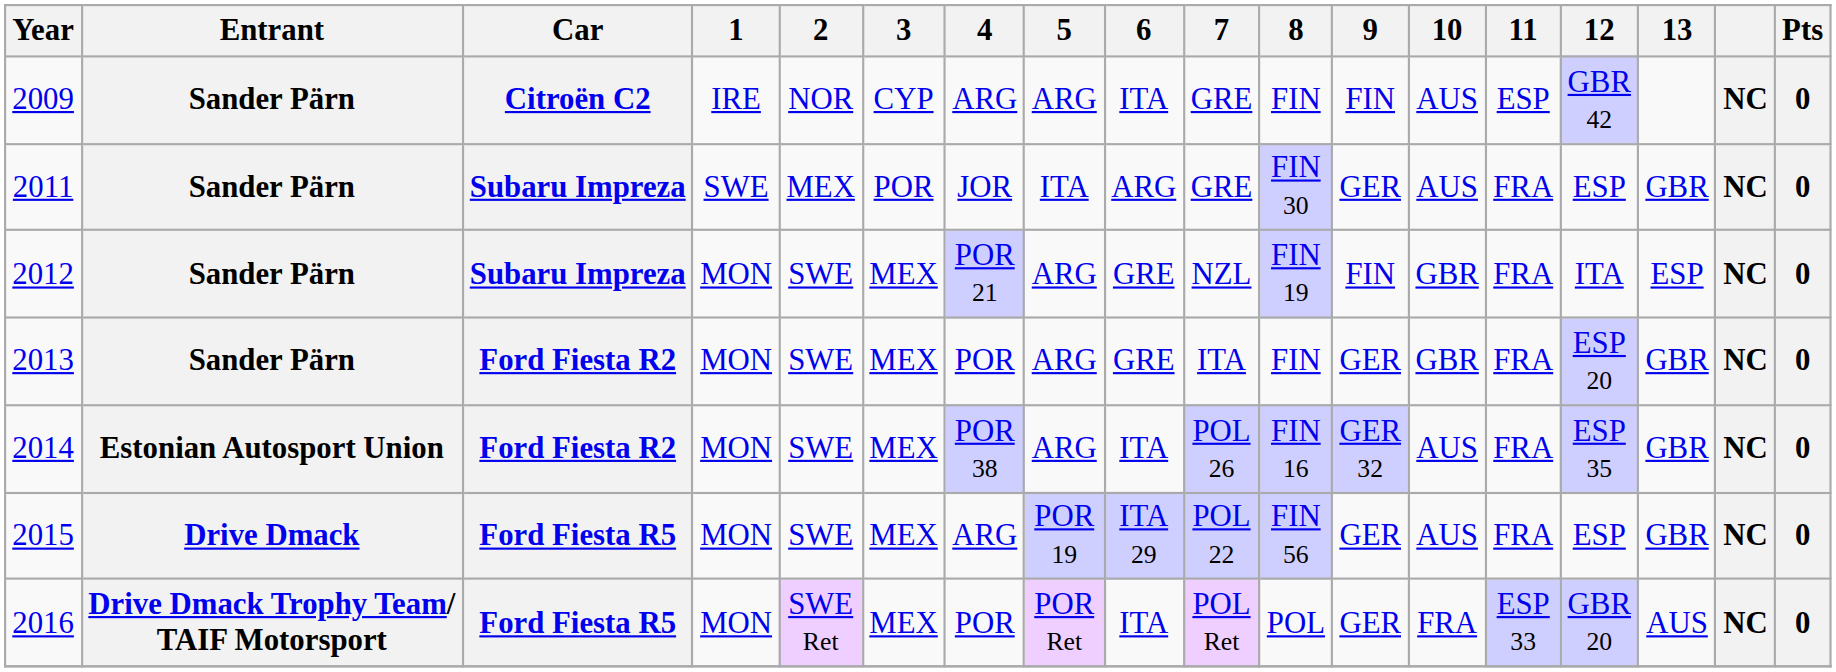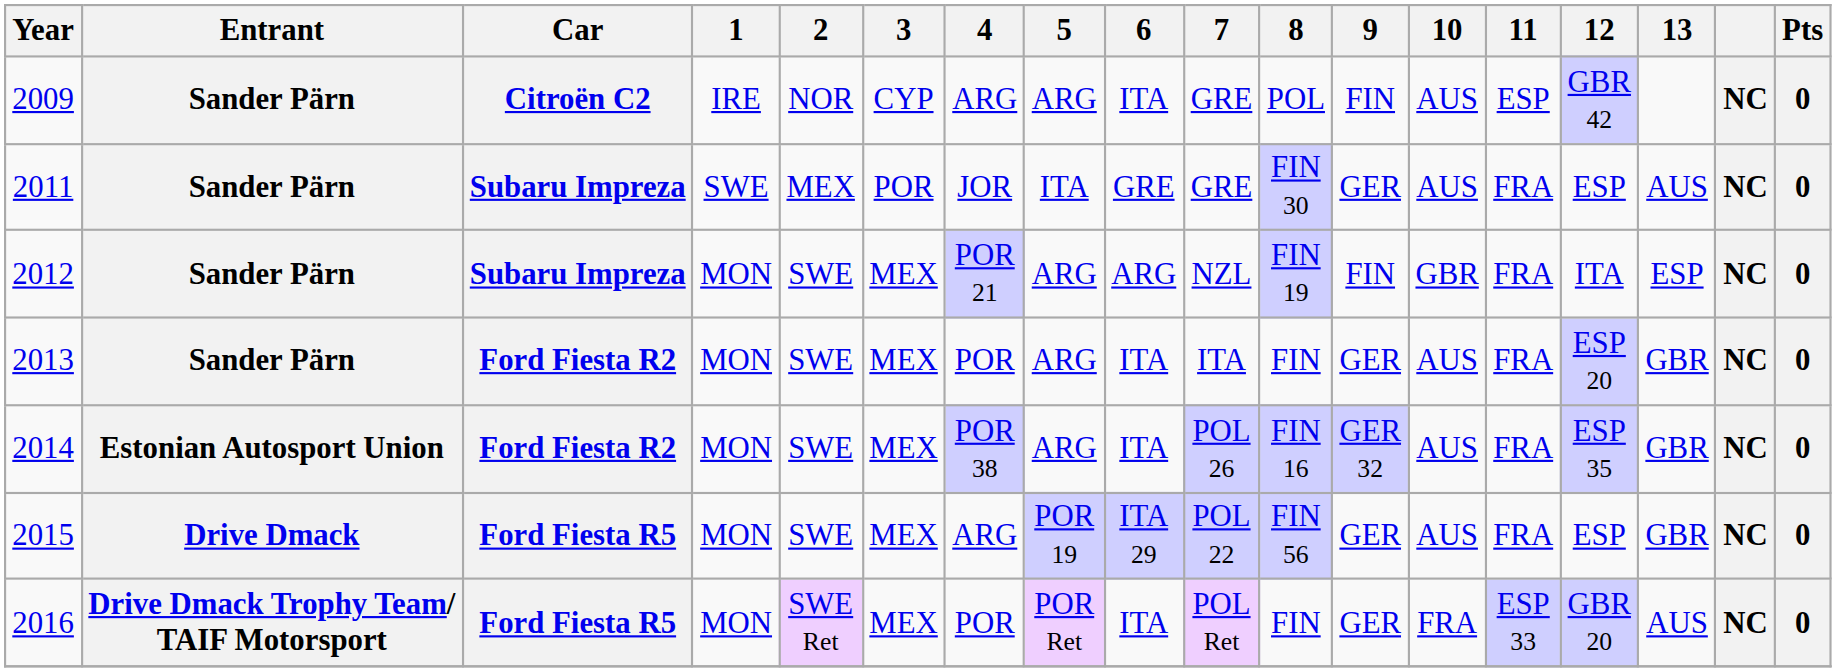(1296, 99) FIN -> (1296, 99) POL
(1144, 186) ARG -> (1144, 186) GRE
(1677, 186) GBR -> (1677, 186) AUS
(1144, 273) GRE -> (1144, 273) ARG
(1144, 360) GRE -> (1144, 360) ITA
(1447, 360) GBR -> (1447, 360) AUS
(1296, 622) POL -> (1296, 622) FIN
